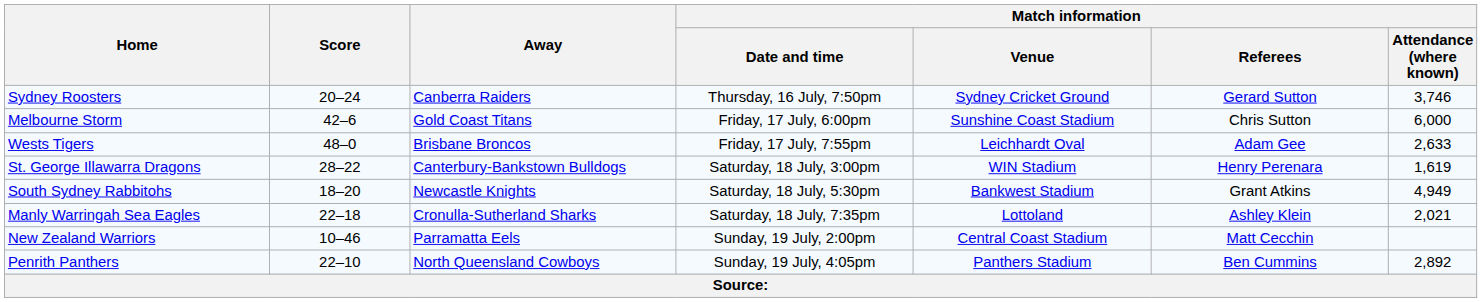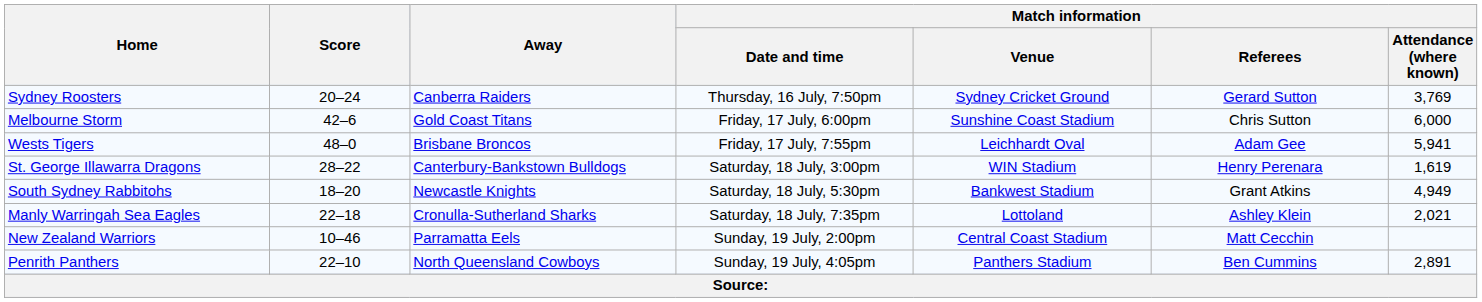(1433, 96) 3,746 -> (1433, 96) 3,769
(1433, 144) 2,633 -> (1433, 144) 5,941
(1433, 262) 2,892 -> (1433, 262) 2,891
